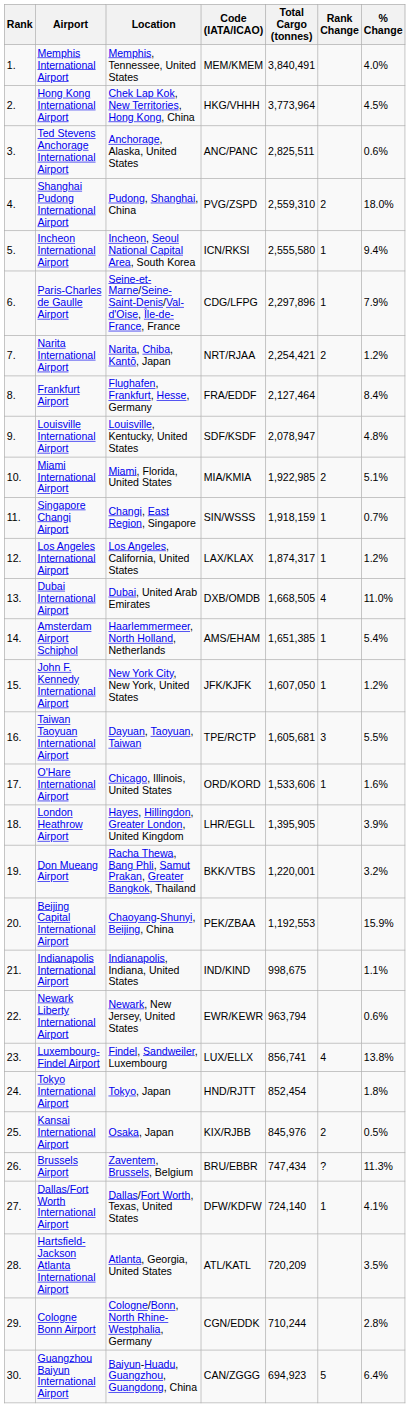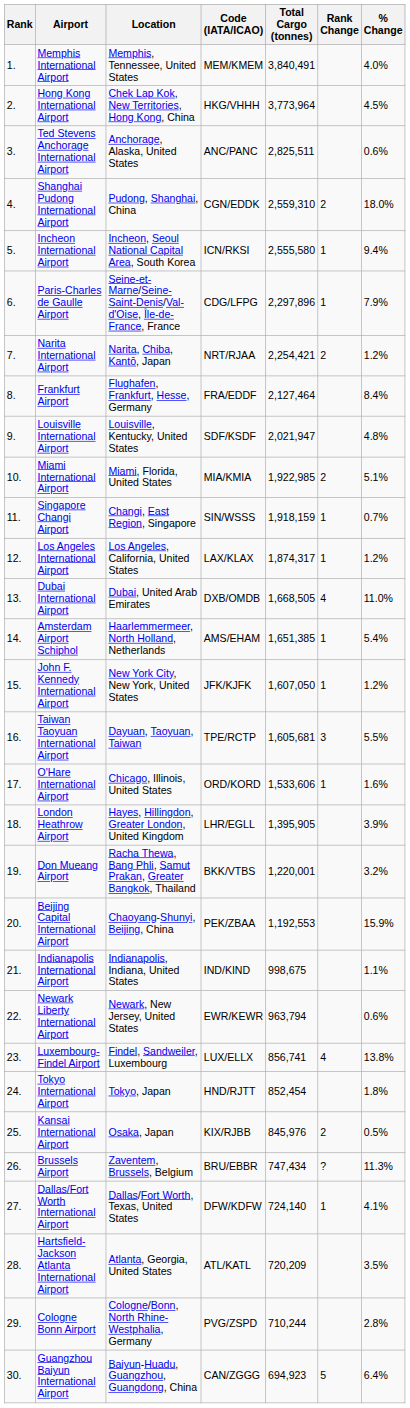(230, 204) PVG/ZSPD -> (232, 204) CGN/EDDK
(292, 436) 2,078,947 -> (292, 436) 2,021,947
(232, 1324) CGN/EDDK -> (230, 1324) PVG/ZSPD
